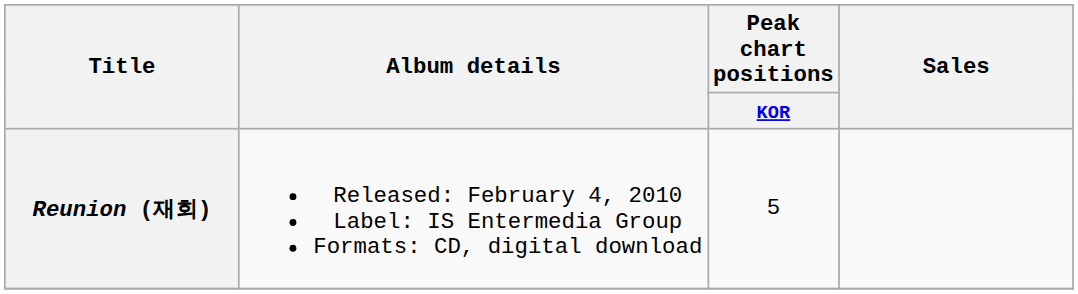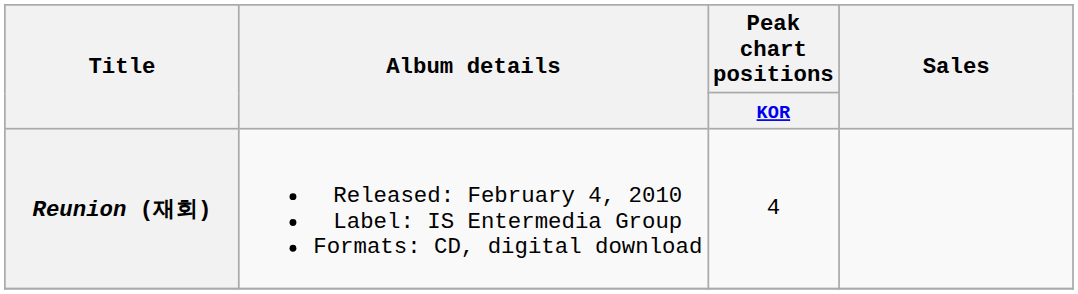(773, 209) 5 -> (773, 209) 4
